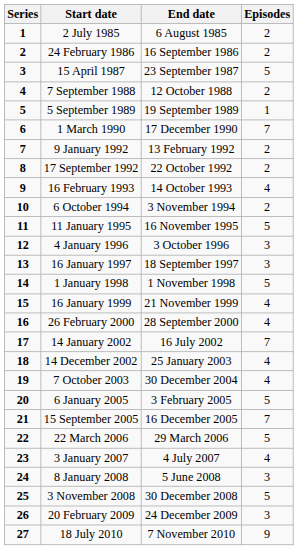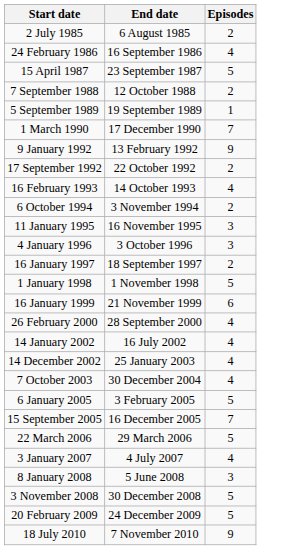- column: (23, 14)
(267, 52) 2 -> (230, 52) 4
(267, 149) 2 -> (230, 149) 9
(267, 226) 5 -> (230, 226) 3
(267, 264) 3 -> (230, 264) 2
(267, 303) 4 -> (230, 303) 6
(267, 341) 7 -> (230, 341) 4
(267, 515) 3 -> (230, 515) 5
